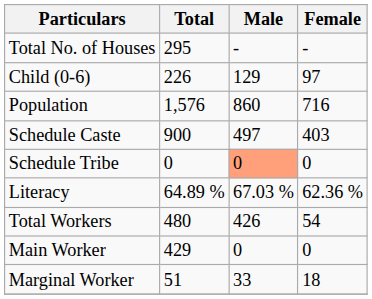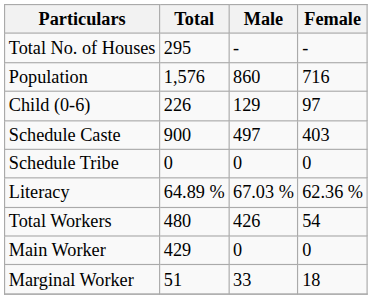rows swapped: (48, 105) <-> (50, 76)
(238, 163) lightsalmon background -> (238, 163) no background
